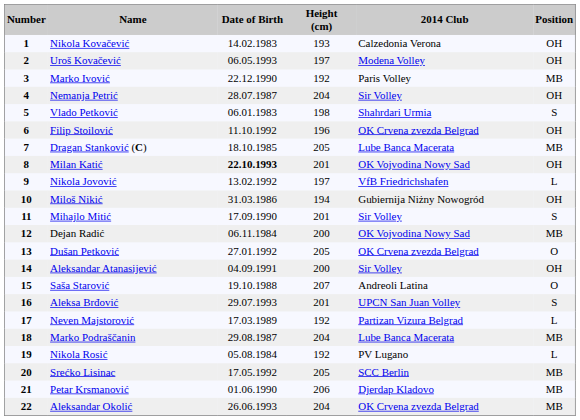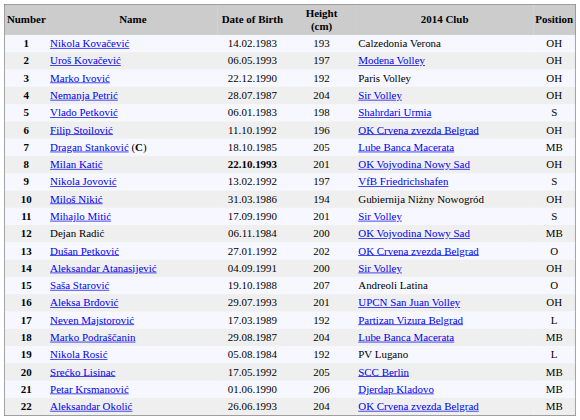(554, 78) MB -> (554, 78) OH
(554, 181) L -> (554, 181) S
(322, 251) 205 -> (322, 251) 202
(554, 302) S -> (554, 302) OH
